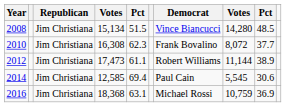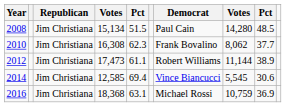(188, 28) Vince Biancucci -> (175, 28) Paul Cain
(236, 45) 8,072 -> (236, 45) 8,062
(175, 77) Paul Cain -> (188, 77) Vince Biancucci
